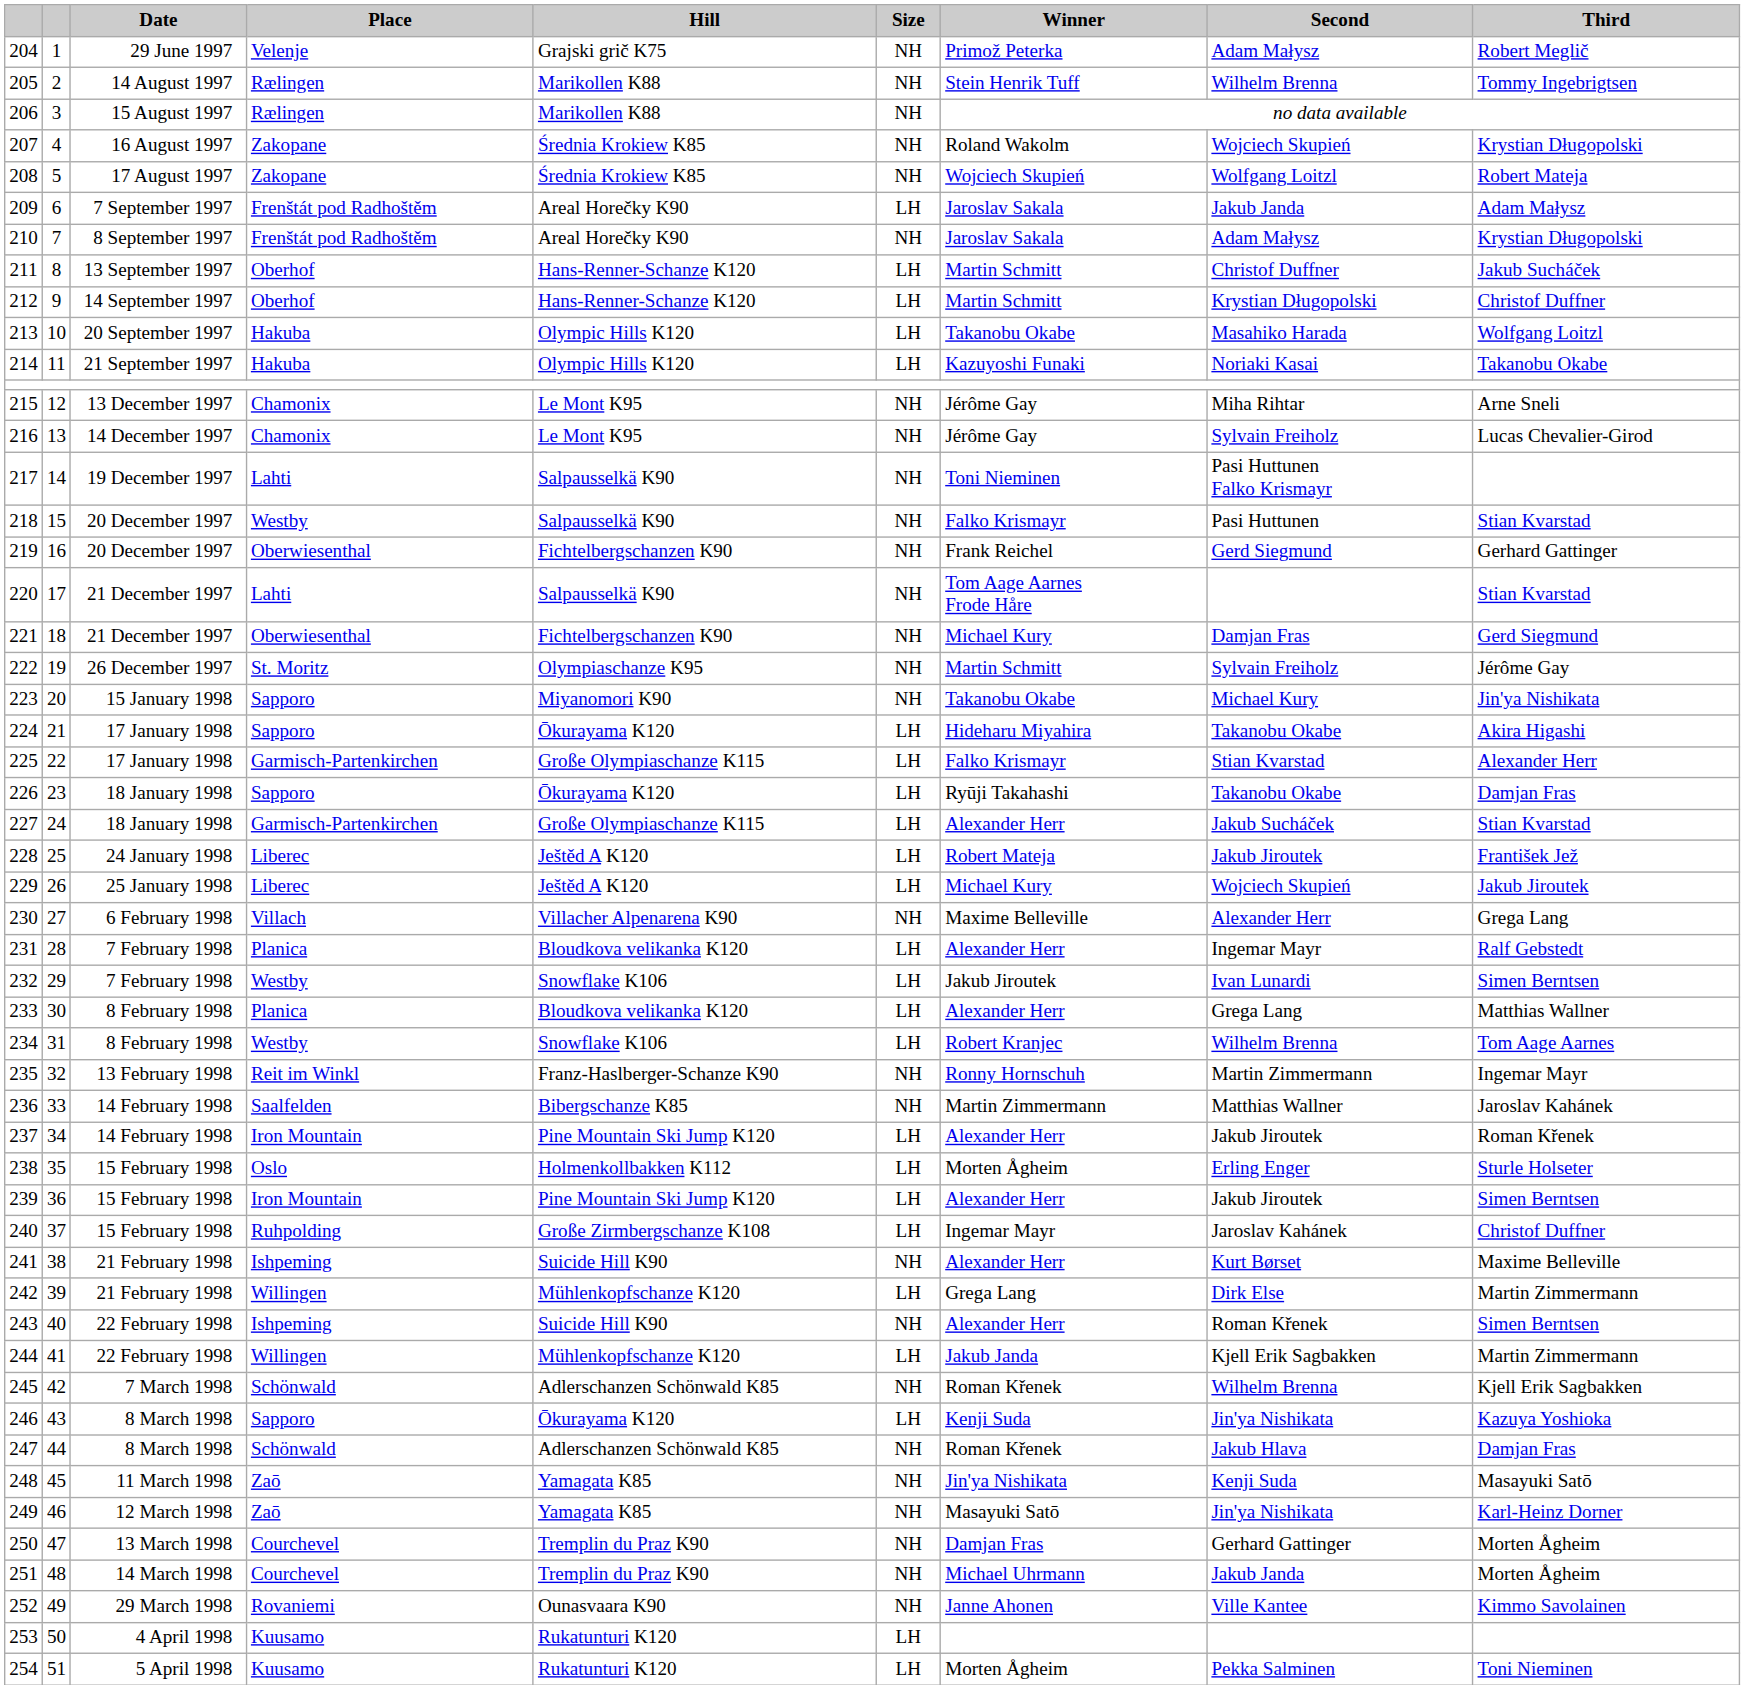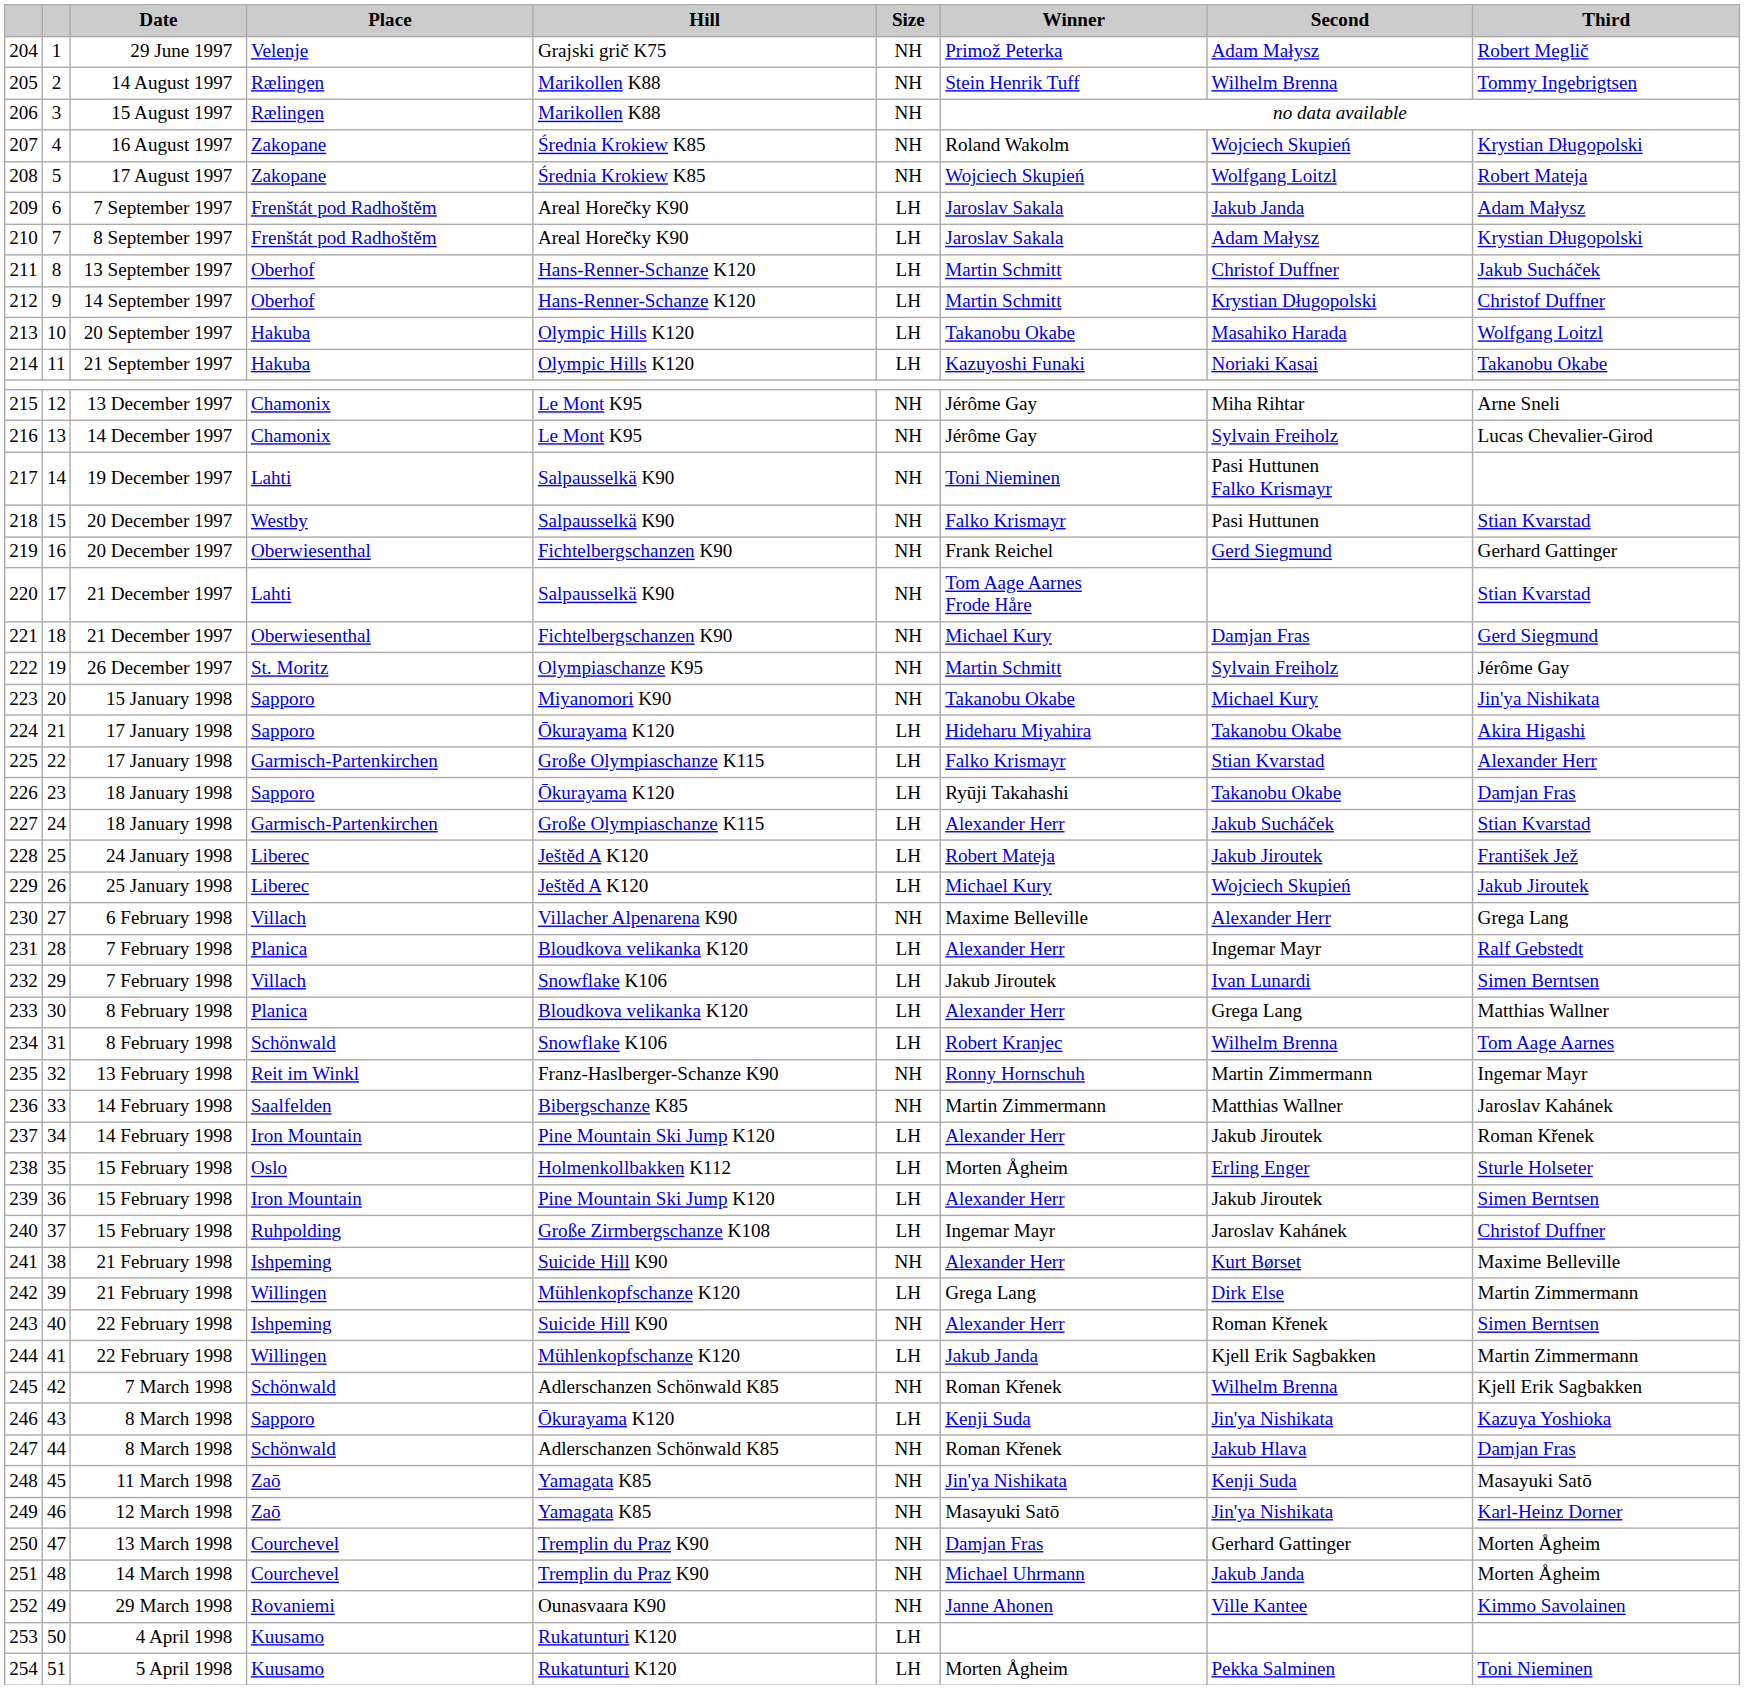(908, 238) NH -> (908, 238) LH
(279, 980) Westby -> (278, 980) Villach
(279, 1042) Westby -> (293, 1042) Schönwald
